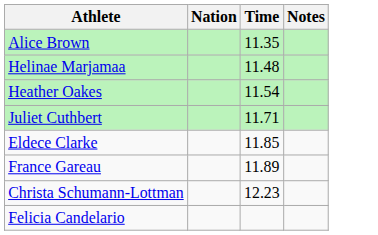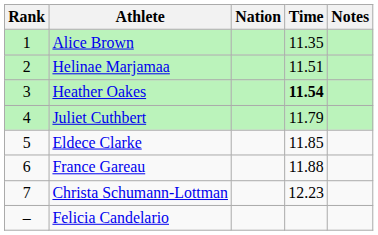+ column: (27, 17)
(262, 67) 11.48 -> (306, 67) 11.51
(262, 92) normal -> (306, 92) bold
(262, 117) 11.71 -> (306, 117) 11.79
(262, 167) 11.89 -> (306, 167) 11.88
